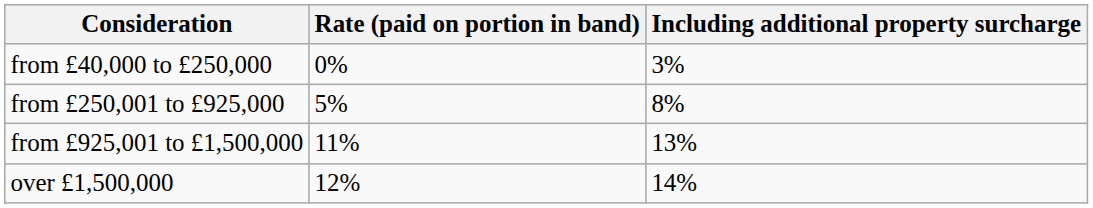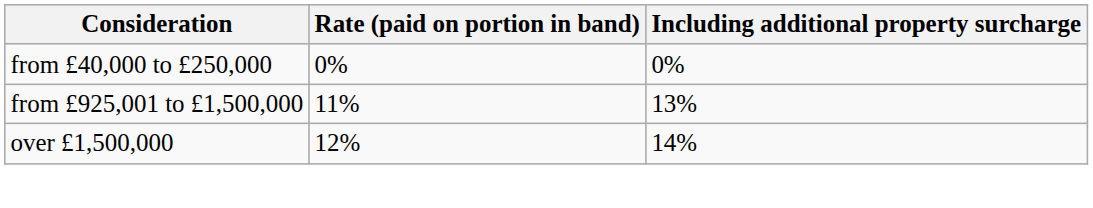(668, 63) 3% -> (668, 63) 0%
- row: (147, 103)
